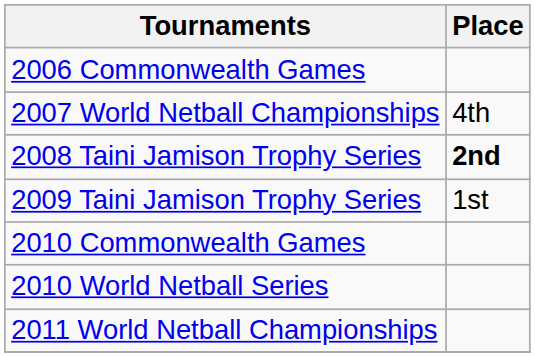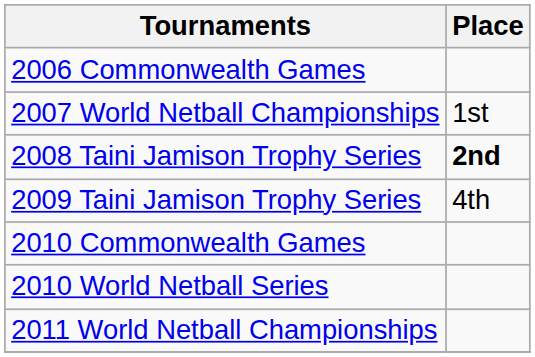(471, 112) 4th -> (470, 112) 1st
(470, 199) 1st -> (471, 199) 4th
